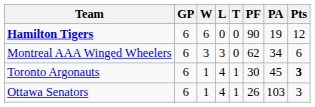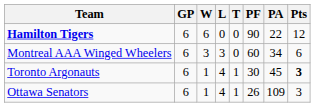(276, 33) 19 -> (276, 33) 22
(253, 53) 62 -> (253, 53) 60
(276, 92) 103 -> (276, 92) 109
